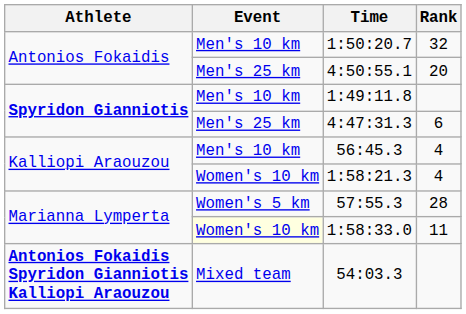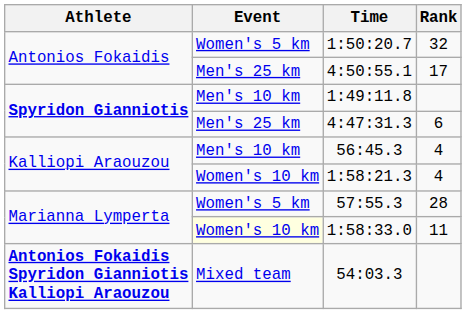(248, 44) Men's 10 km -> (253, 44) Women's 5 km
(439, 71) 20 -> (439, 71) 17
